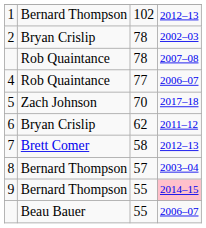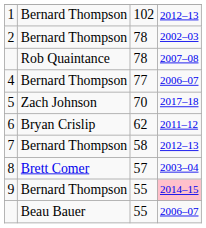(58, 37) Bryan Crislip -> (74, 37) Bernard Thompson
(65, 80) Rob Quaintance -> (74, 80) Bernard Thompson
(55, 146) Brett Comer -> (74, 146) Bernard Thompson
(74, 168) Bernard Thompson -> (55, 168) Brett Comer
